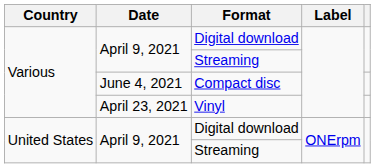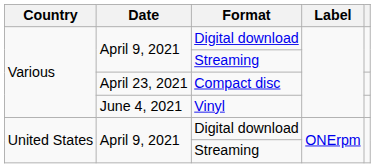(141, 83) June 4, 2021 -> (144, 83) April 23, 2021
(144, 106) April 23, 2021 -> (141, 106) June 4, 2021
